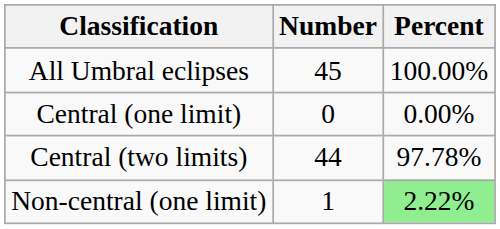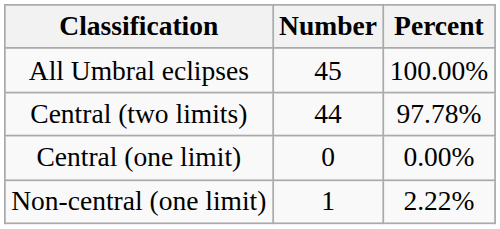rows swapped: (139, 157) <-> (139, 113)
(439, 200) lightgreen background -> (439, 200) no background
